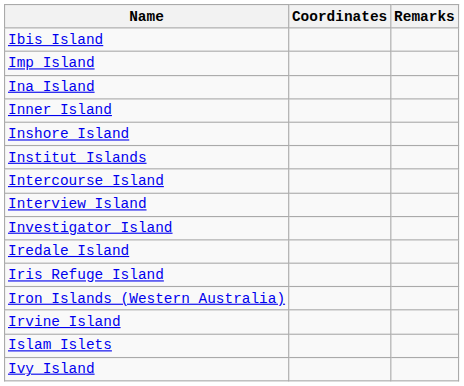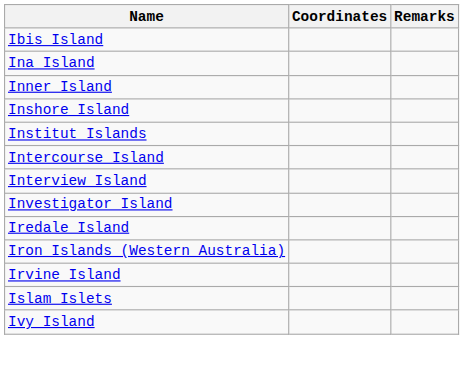- row: (51, 63)
- row: (86, 275)
